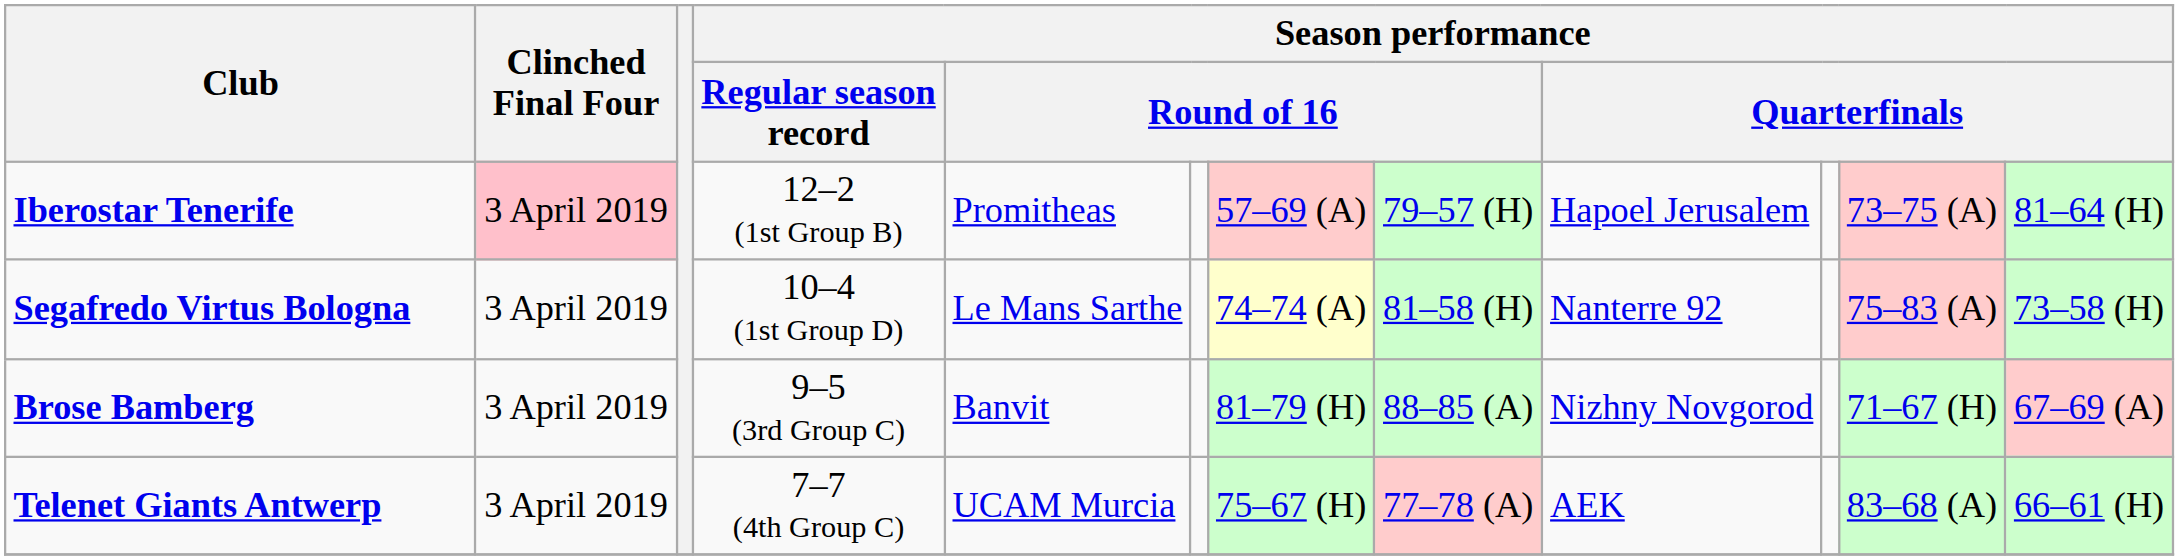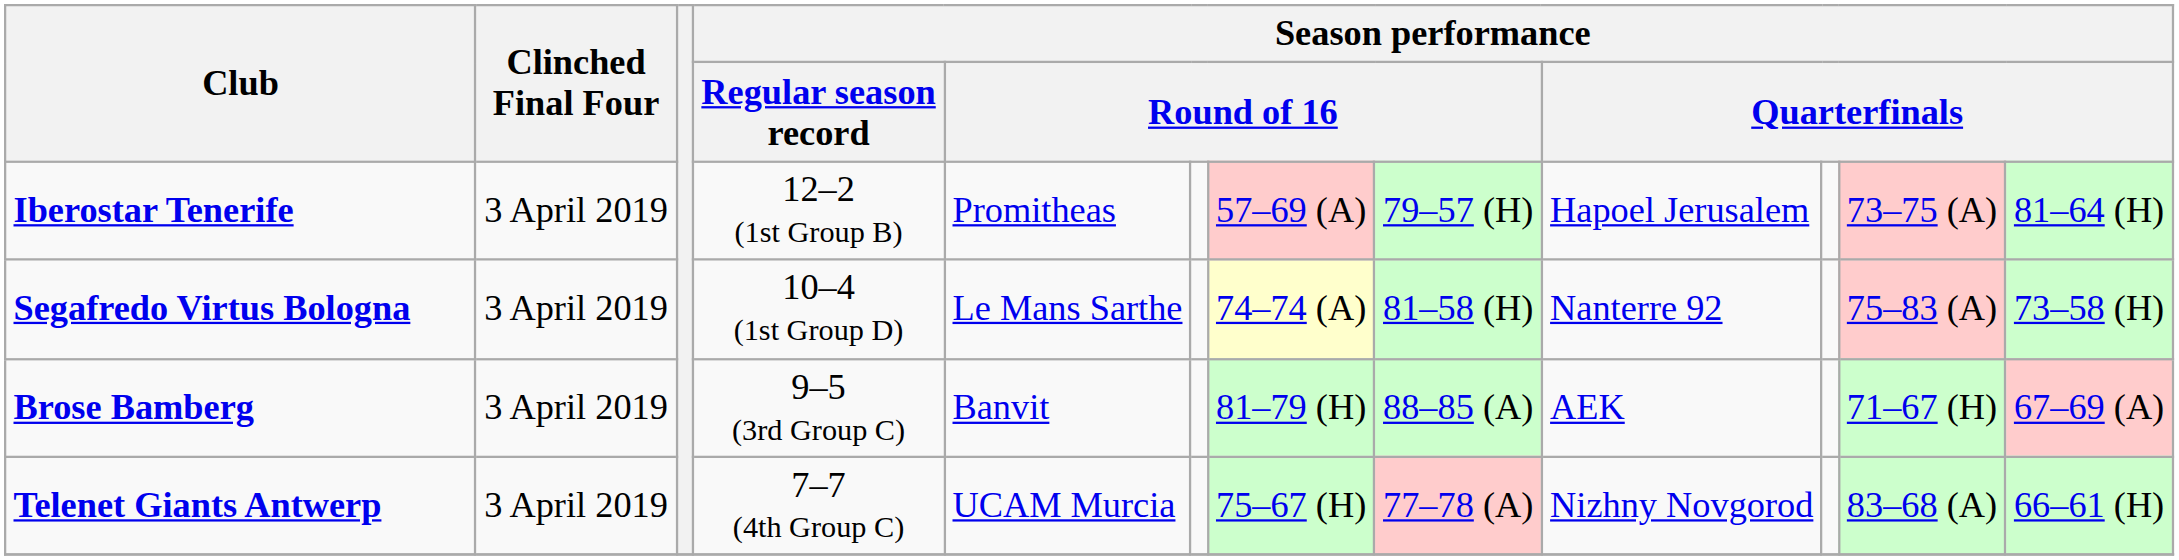(576, 209) pink background -> (576, 209) no background
(1682, 406) Nizhny Novgorod -> (1587, 406) AEK
(1587, 505) AEK -> (1682, 505) Nizhny Novgorod
